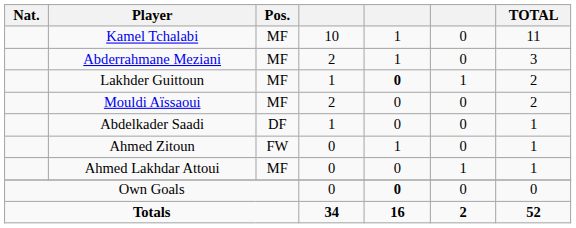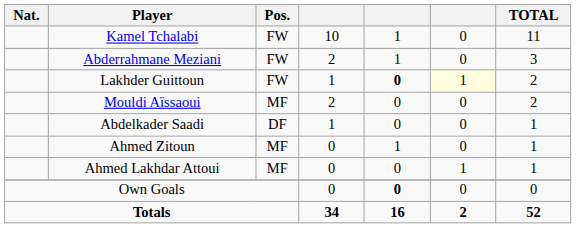(277, 36) MF -> (277, 36) FW
(277, 58) MF -> (277, 58) FW
(277, 80) MF -> (277, 80) FW
(463, 80) no background -> (463, 80) lightyellow background
(277, 146) FW -> (277, 146) MF
